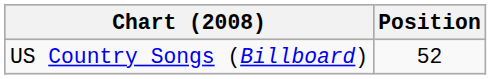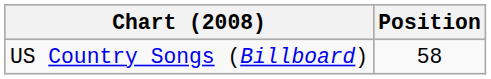(430, 57) 52 -> (430, 57) 58
